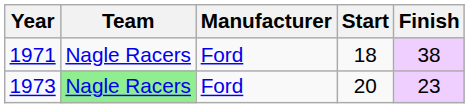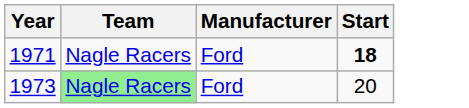- column: (429, 21)
(365, 54) normal -> (365, 54) bold
